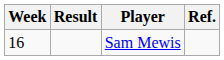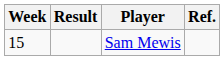(16, 42) 16 -> (16, 42) 15
